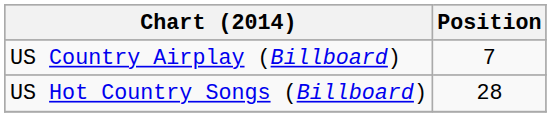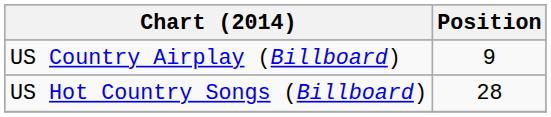(489, 58) 7 -> (489, 58) 9
